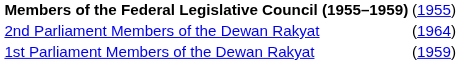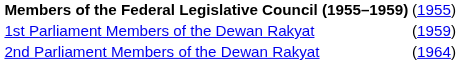rows swapped: (159, 52) <-> (162, 31)
